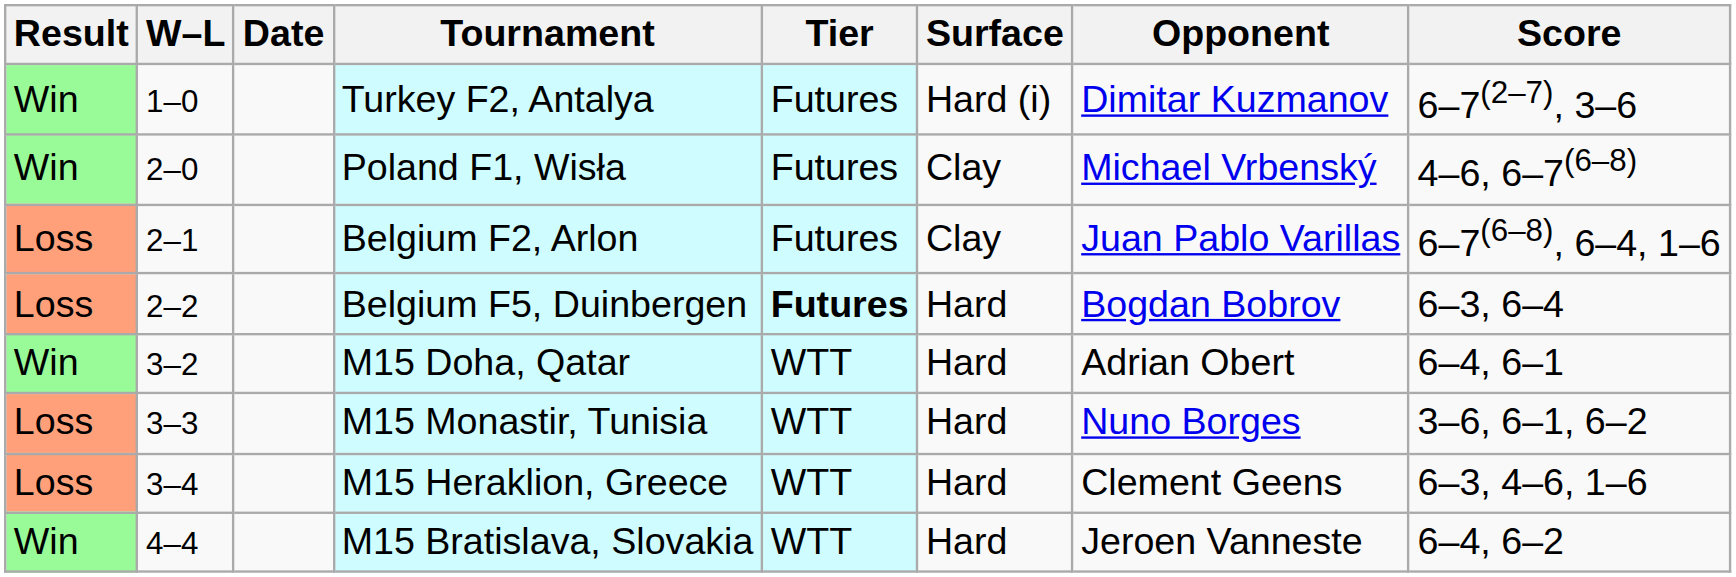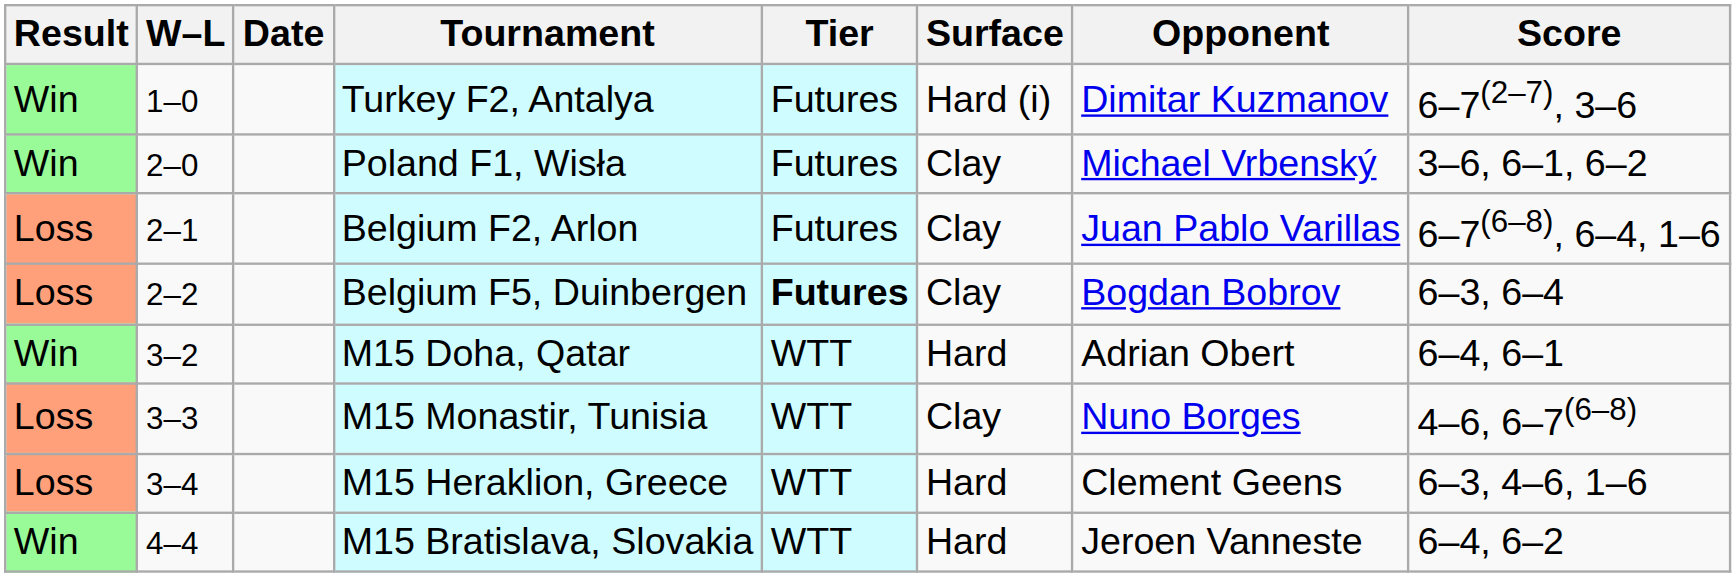(1527, 168) 4–6, 6–7(6–8) -> (1533, 163) 3–6, 6–1, 6–2
(967, 303) Hard -> (964, 293) Clay
(967, 422) Hard -> (964, 417) Clay
(1533, 422) 3–6, 6–1, 6–2 -> (1527, 417) 4–6, 6–7(6–8)
